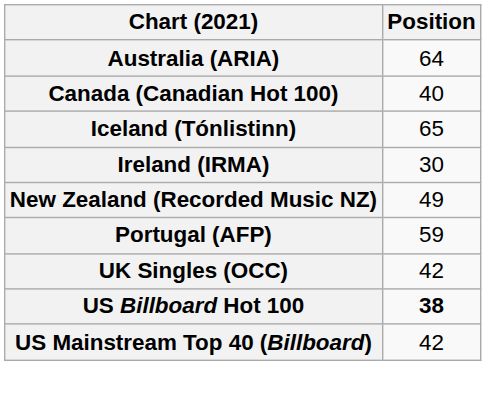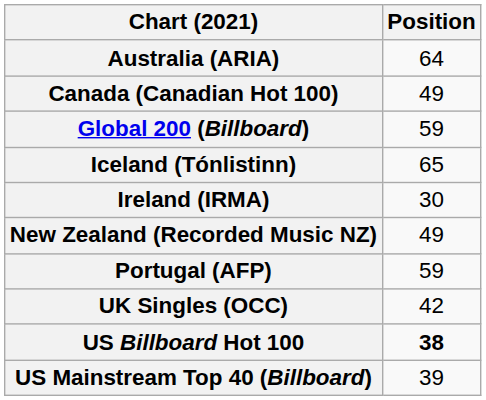(432, 93) 40 -> (432, 93) 49
+ row: (193, 128)
(432, 341) 42 -> (432, 377) 39
